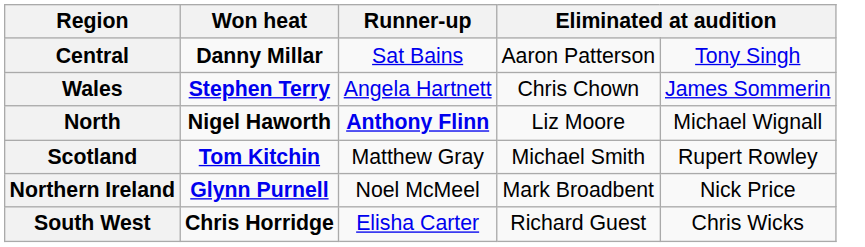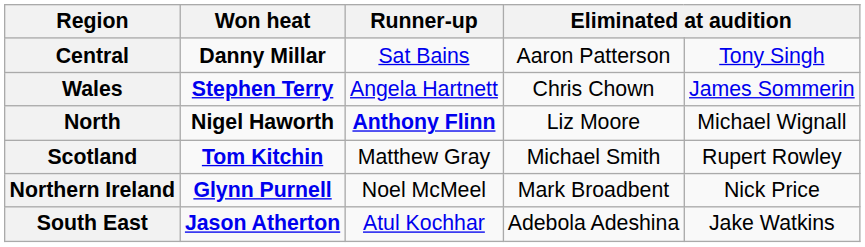- row: (92, 223)
+ row: (92, 223)
